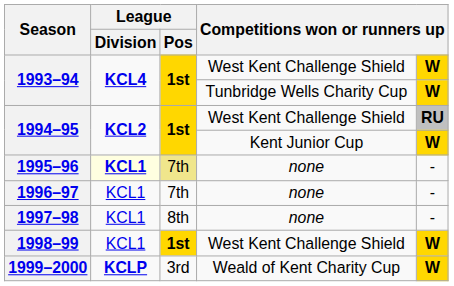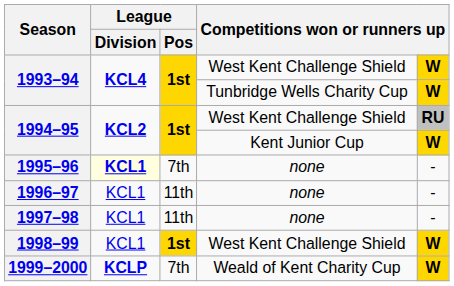(178, 167) khaki background -> (178, 167) no background
(178, 192) 7th -> (178, 192) 11th
(178, 218) 8th -> (178, 218) 11th
(178, 268) 3rd -> (178, 268) 7th
